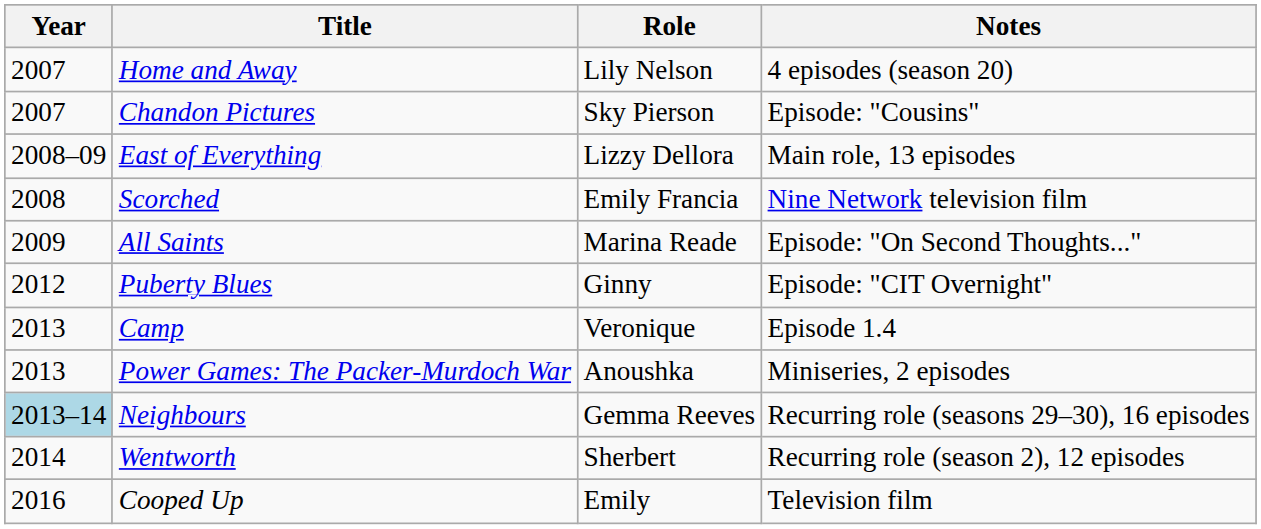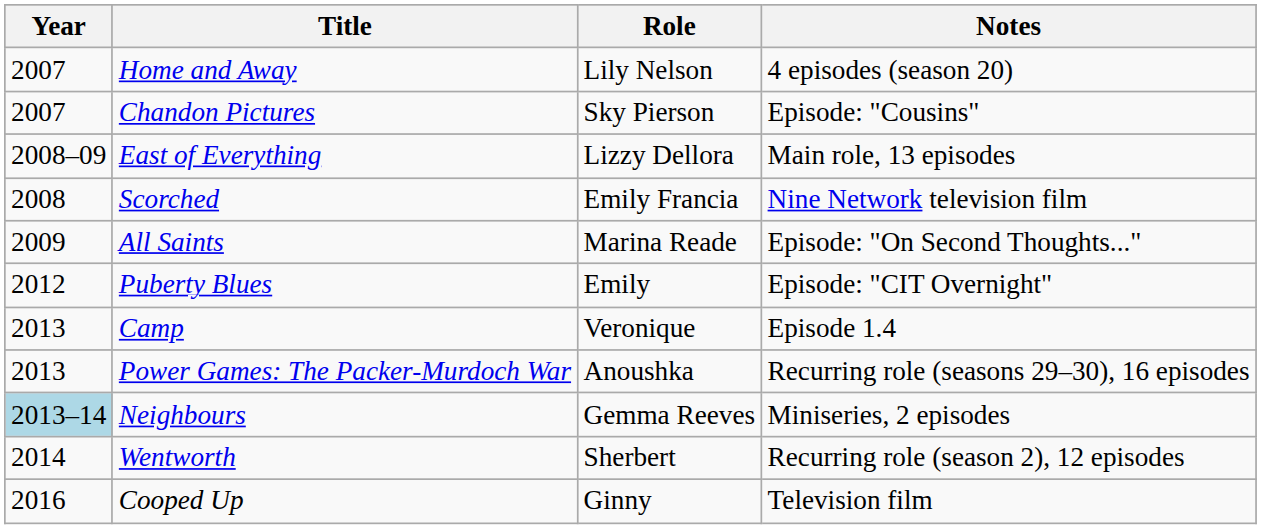(618, 284) Ginny -> (617, 284) Emily
(889, 371) Miniseries, 2 episodes -> (1009, 371) Recurring role (seasons 29–30), 16 episodes
(1009, 414) Recurring role (seasons 29–30), 16 episodes -> (889, 414) Miniseries, 2 episodes
(617, 500) Emily -> (618, 500) Ginny
